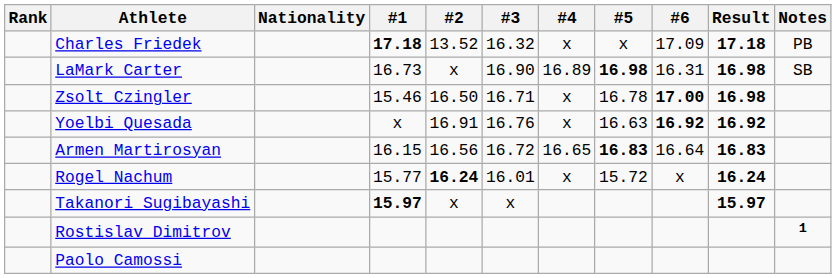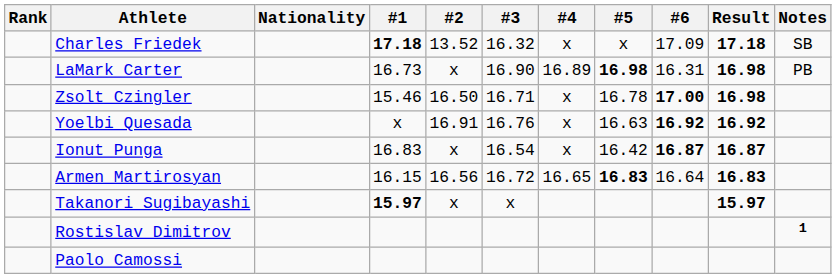(803, 44) PB -> (803, 44) SB
(803, 71) SB -> (803, 71) PB
+ row: (109, 150)
- row: (114, 177)
